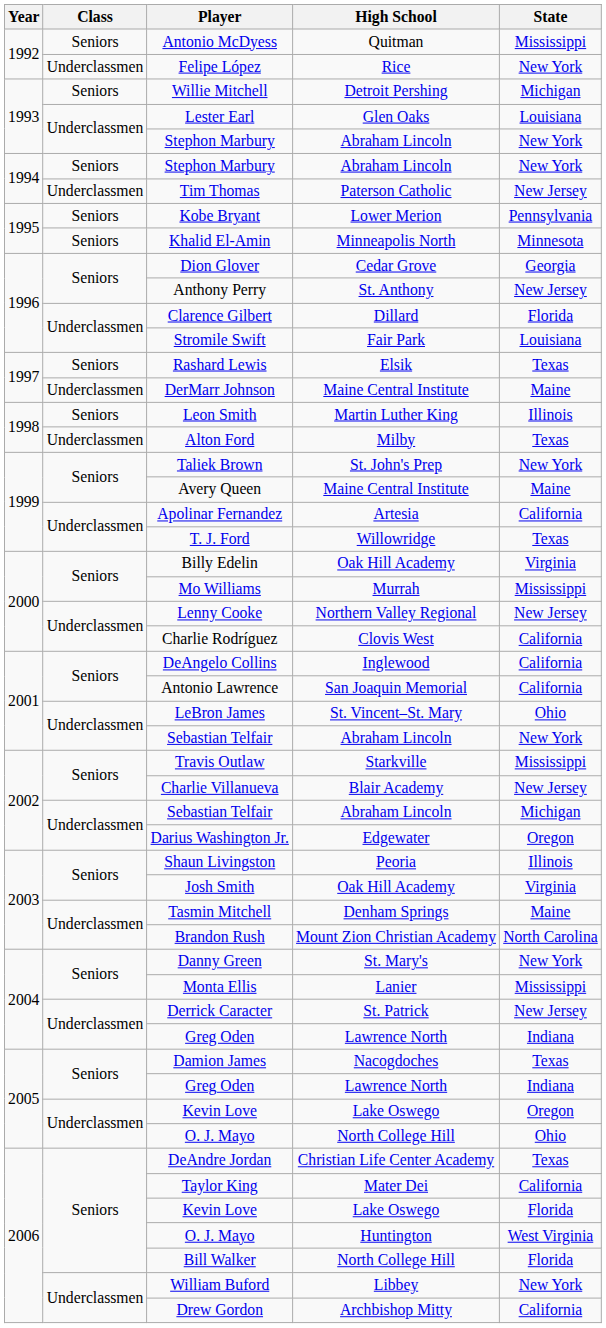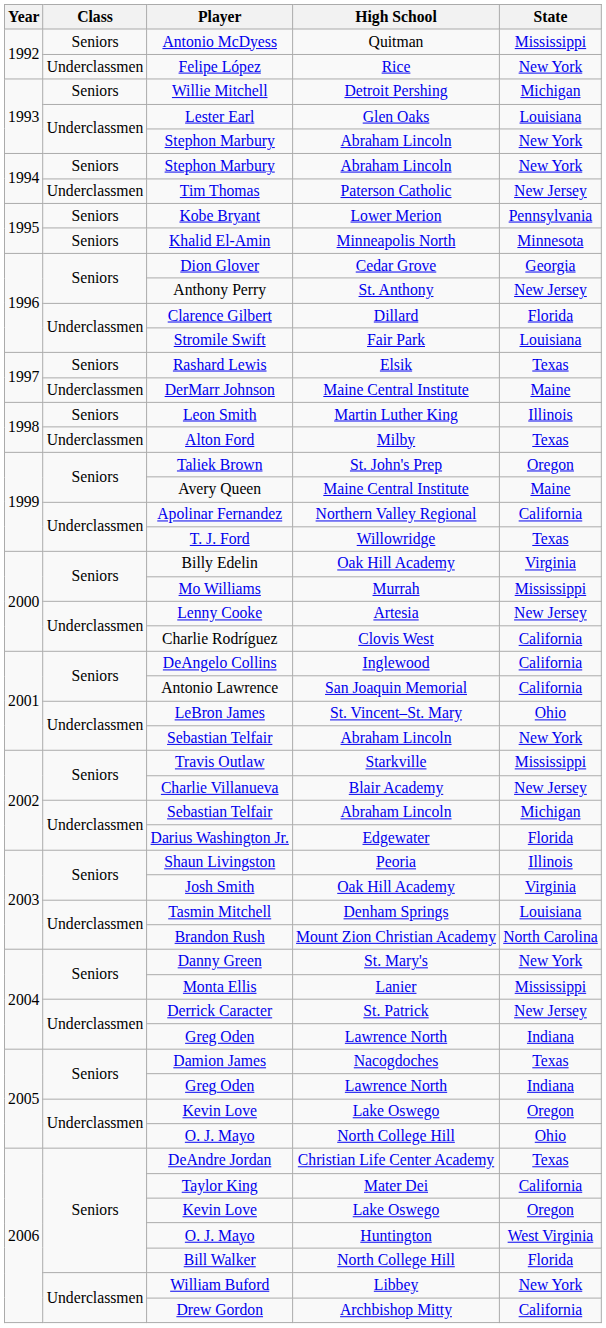(550, 464) New York -> (550, 464) Oregon
(396, 514) Artesia -> (396, 514) Northern Valley Regional
(396, 613) Northern Valley Regional -> (396, 613) Artesia
(550, 837) Oregon -> (550, 837) Florida
(550, 912) Maine -> (550, 912) Louisiana
(550, 1210) Florida -> (550, 1210) Oregon
